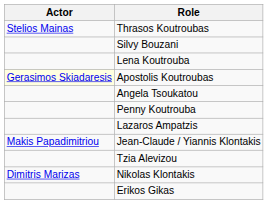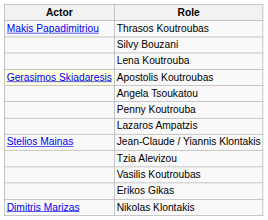(40, 28) Stelios Mainas -> (53, 28) Makis Papadimitriou
(53, 142) Makis Papadimitriou -> (40, 142) Stelios Mainas
+ row: (159, 175)
rows swapped: (145, 191) <-> (156, 175)
